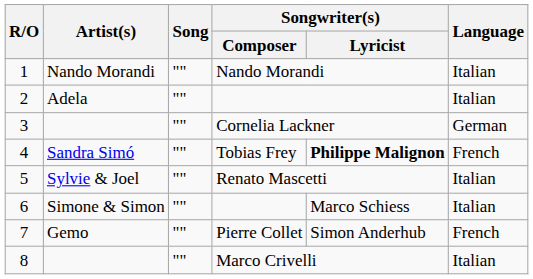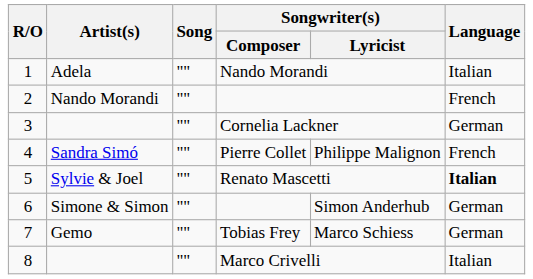(101, 71) Nando Morandi -> (71, 71) Adela
(67, 98) Adela -> (105, 98) Nando Morandi
(474, 98) Italian -> (472, 98) French
(256, 152) Tobias Frey -> (263, 152) Pierre Collet
(377, 152) bold -> (377, 152) normal
(474, 179) normal -> (473, 179) bold
(360, 206) Marco Schiess -> (372, 206) Simon Anderhub
(474, 206) Italian -> (476, 206) German
(259, 233) Pierre Collet -> (260, 233) Tobias Frey
(368, 233) Simon Anderhub -> (364, 233) Marco Schiess
(476, 233) French -> (476, 233) German
